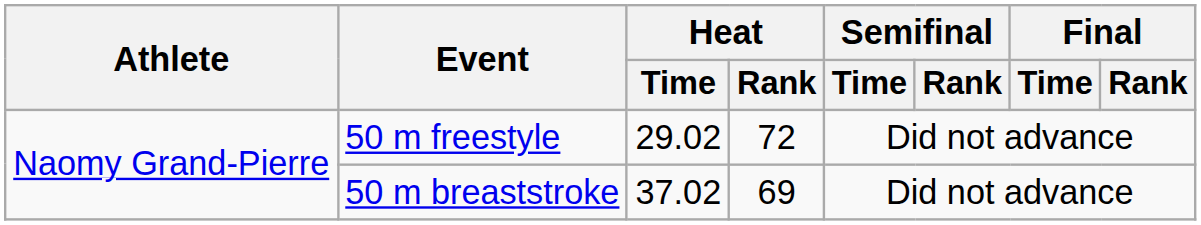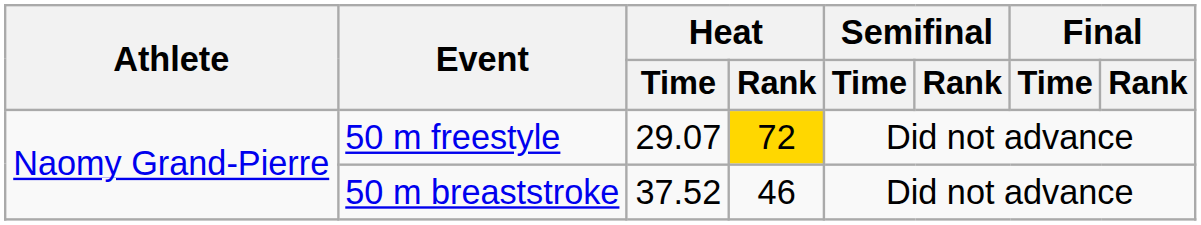(678, 138) 29.02 -> (678, 138) 29.07
(777, 138) no background -> (777, 138) gold background
(678, 192) 37.02 -> (678, 192) 37.52
(777, 192) 69 -> (777, 192) 46
